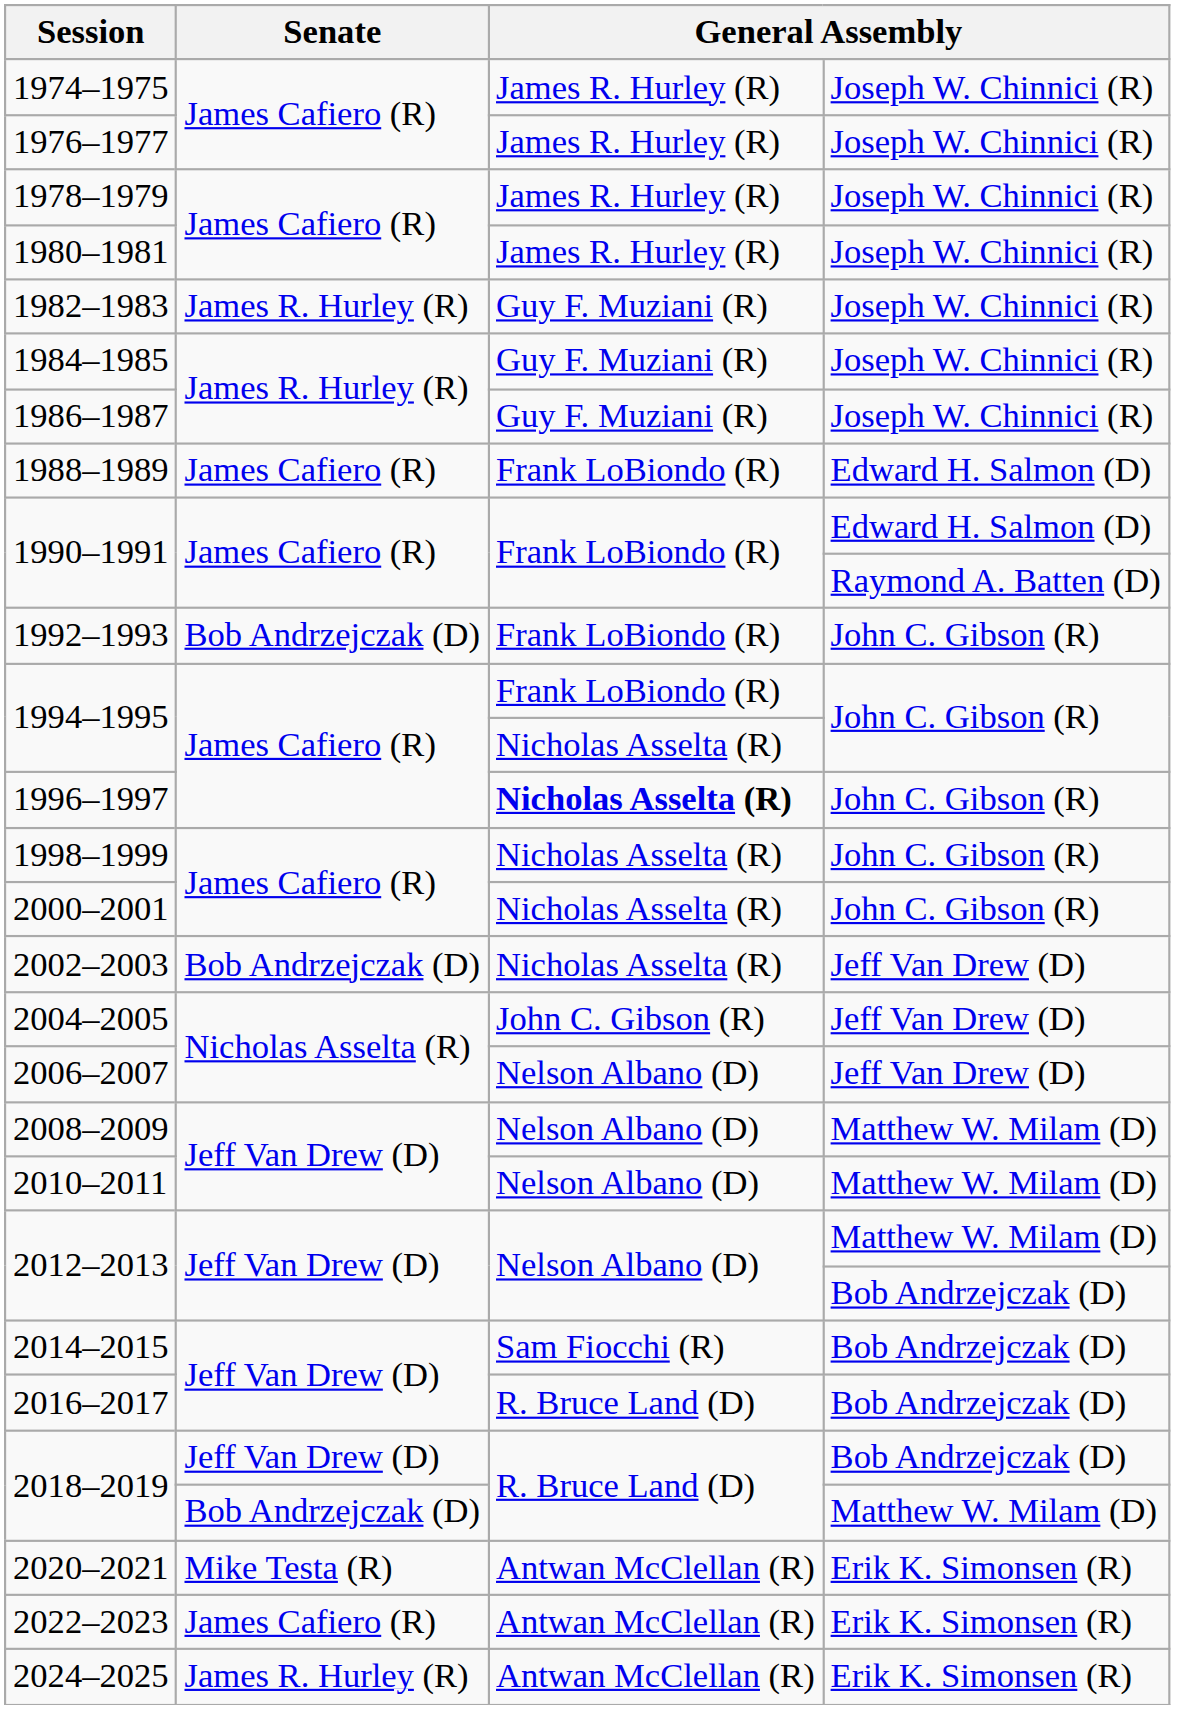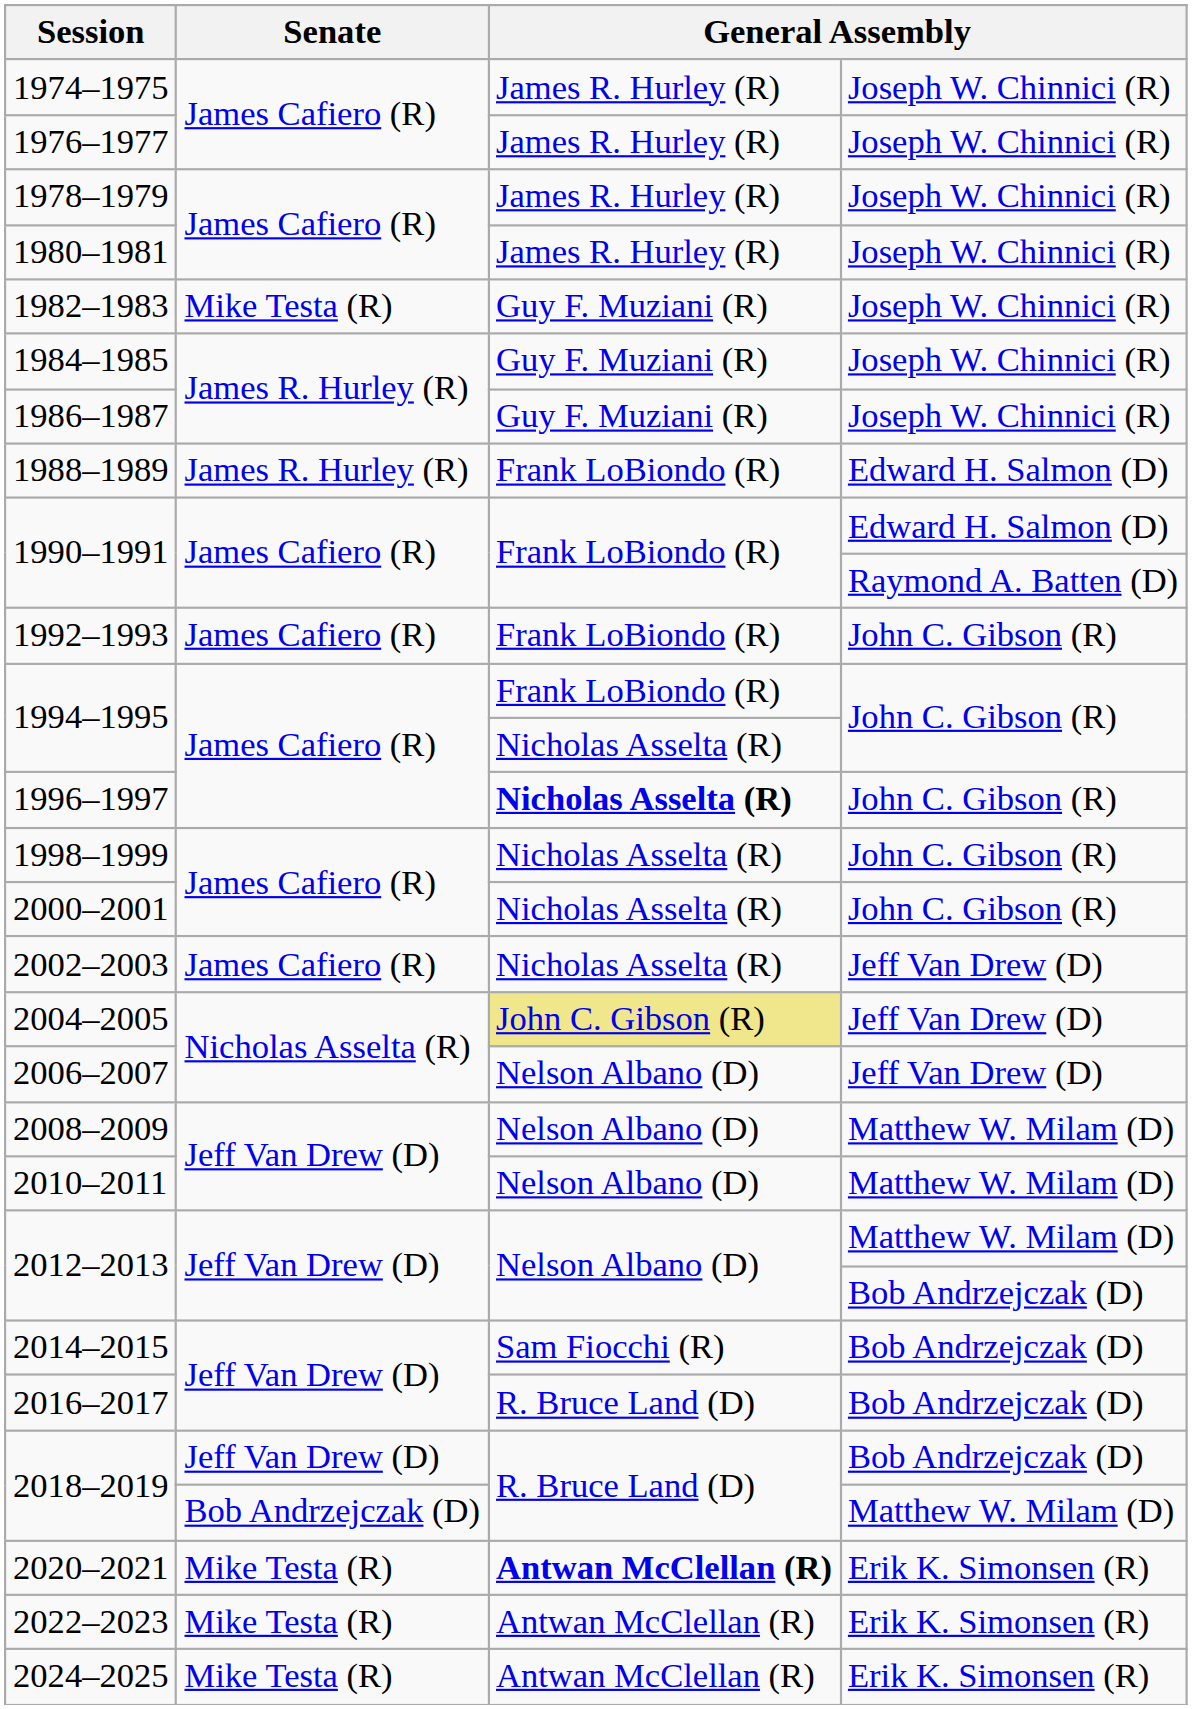(327, 305) James R. Hurley (R) -> (289, 305) Mike Testa (R)
(310, 470) James Cafiero (R) -> (327, 470) James R. Hurley (R)
(332, 634) Bob Andrzejczak (D) -> (310, 634) James Cafiero (R)
(332, 963) Bob Andrzejczak (D) -> (310, 963) James Cafiero (R)
(630, 1018) no background -> (630, 1018) khaki background
(655, 1566) normal -> (664, 1566) bold
(310, 1621) James Cafiero (R) -> (289, 1621) Mike Testa (R)
(327, 1676) James R. Hurley (R) -> (289, 1676) Mike Testa (R)
